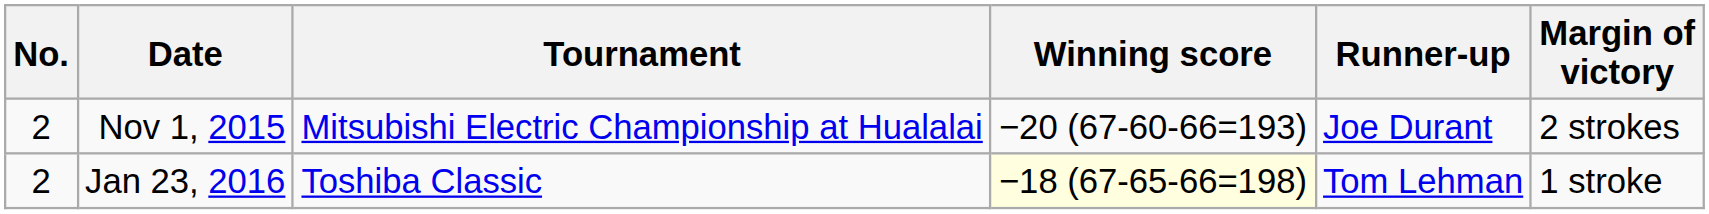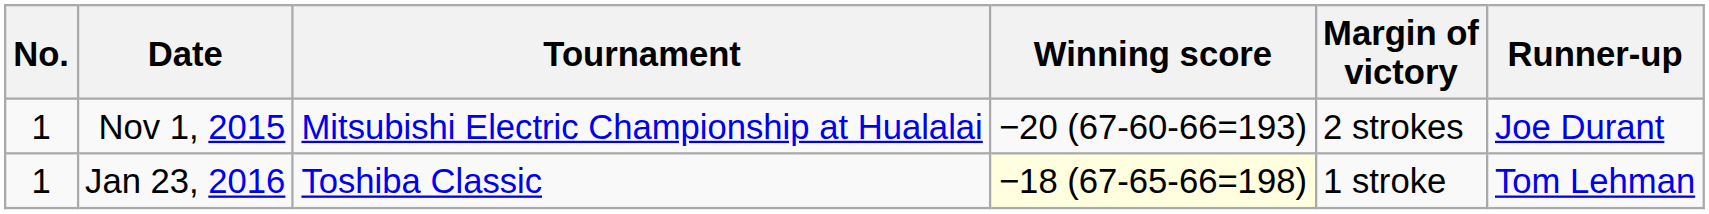columns swapped: (1617, 52) <-> (1423, 52)
(41, 126) 2 -> (41, 126) 1
(41, 181) 2 -> (41, 181) 1
